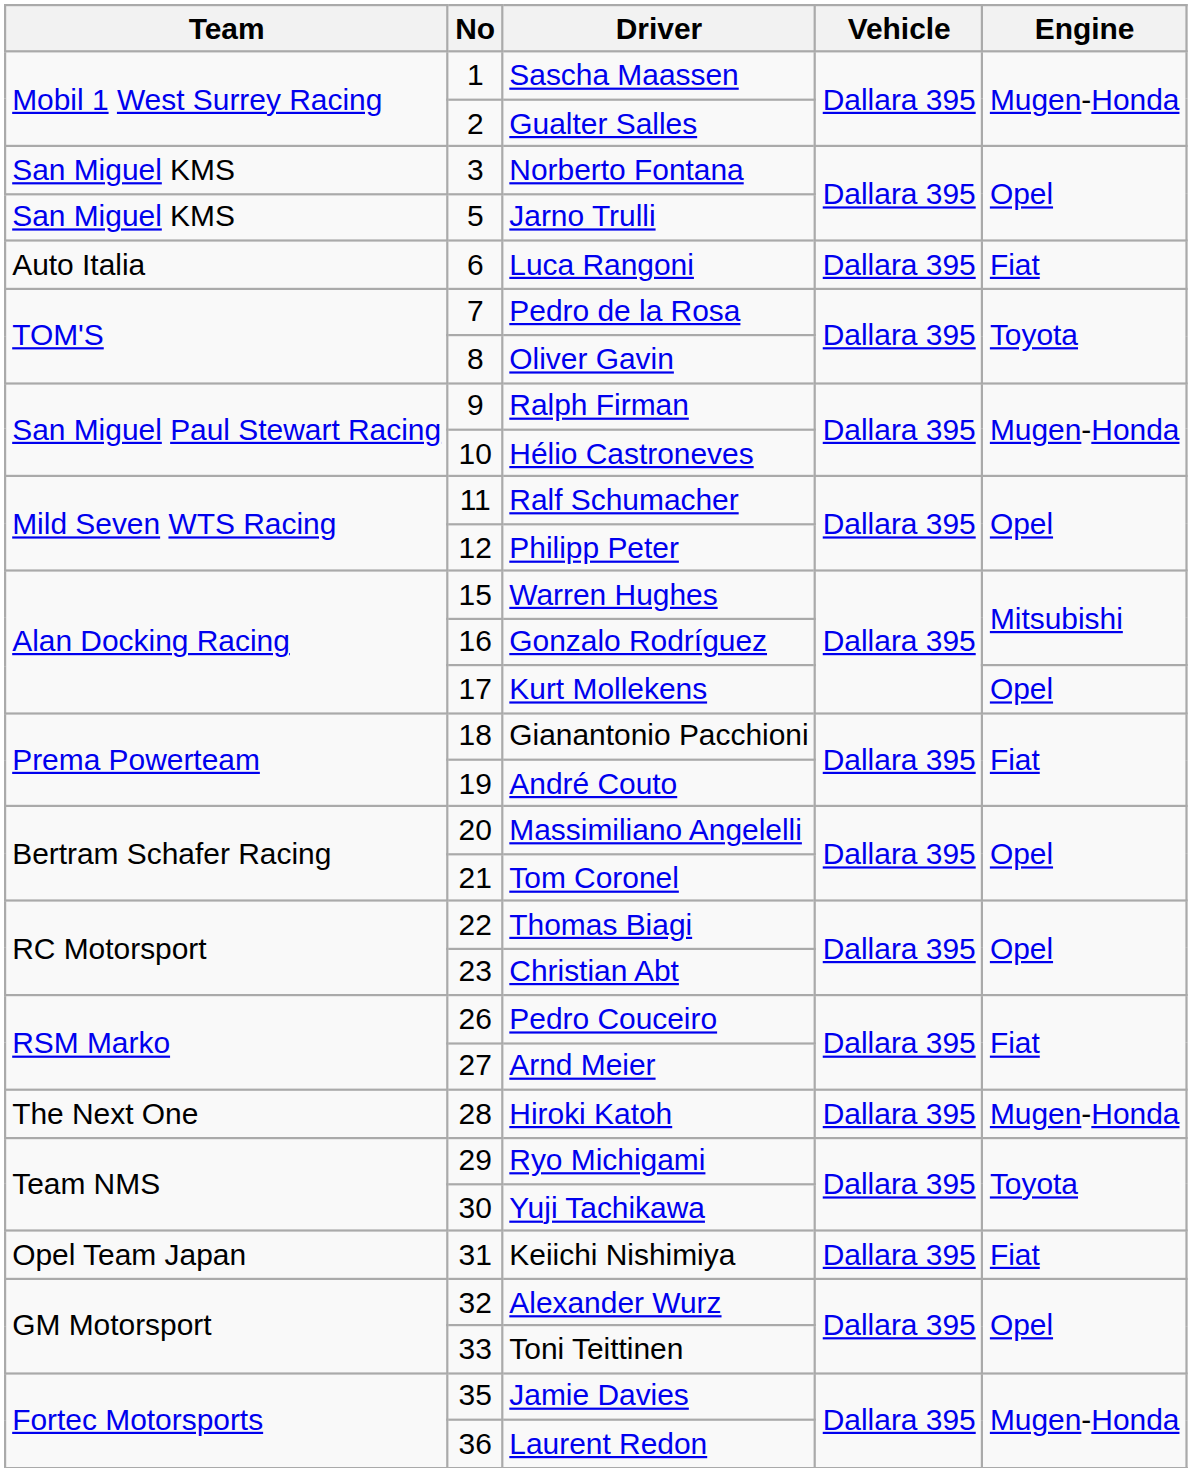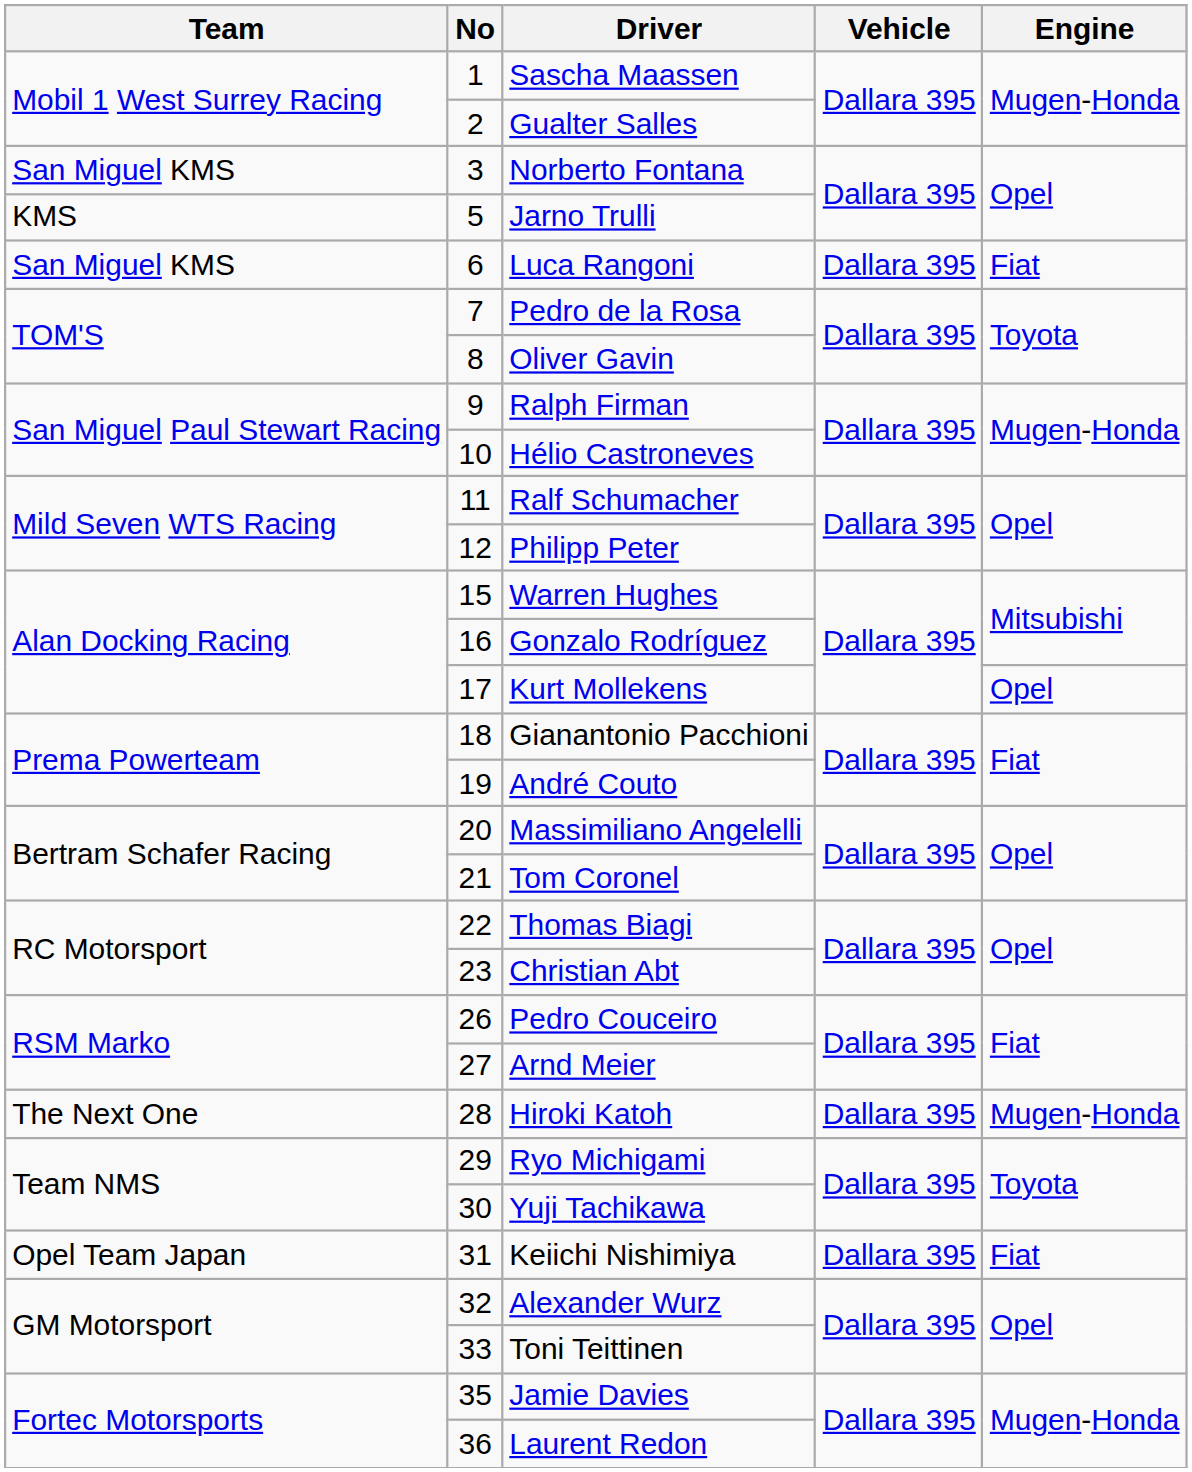(124, 217) San Miguel KMS -> (45, 217) KMS
(79, 264) Auto Italia -> (124, 264) San Miguel KMS
